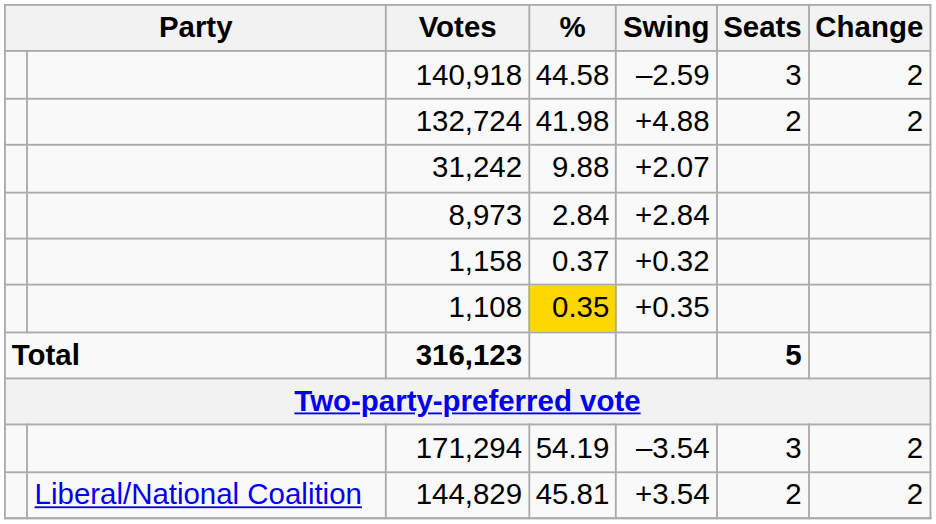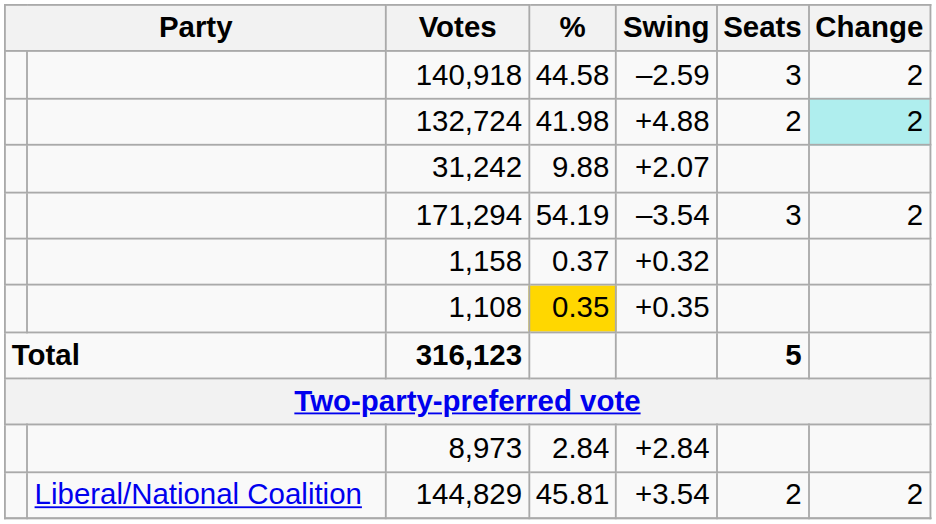(915, 121) no background -> (915, 121) paleturquoise background
rows swapped: (485, 214) <-> (469, 448)
